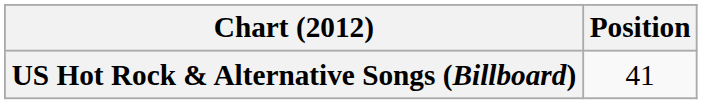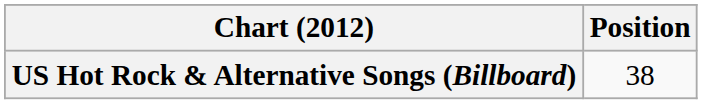(640, 74) 41 -> (640, 74) 38
